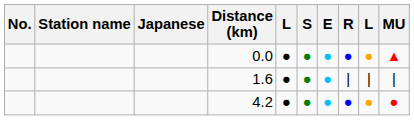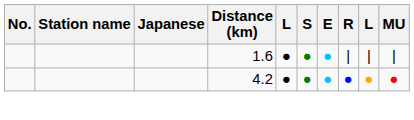- row: (263, 56)
